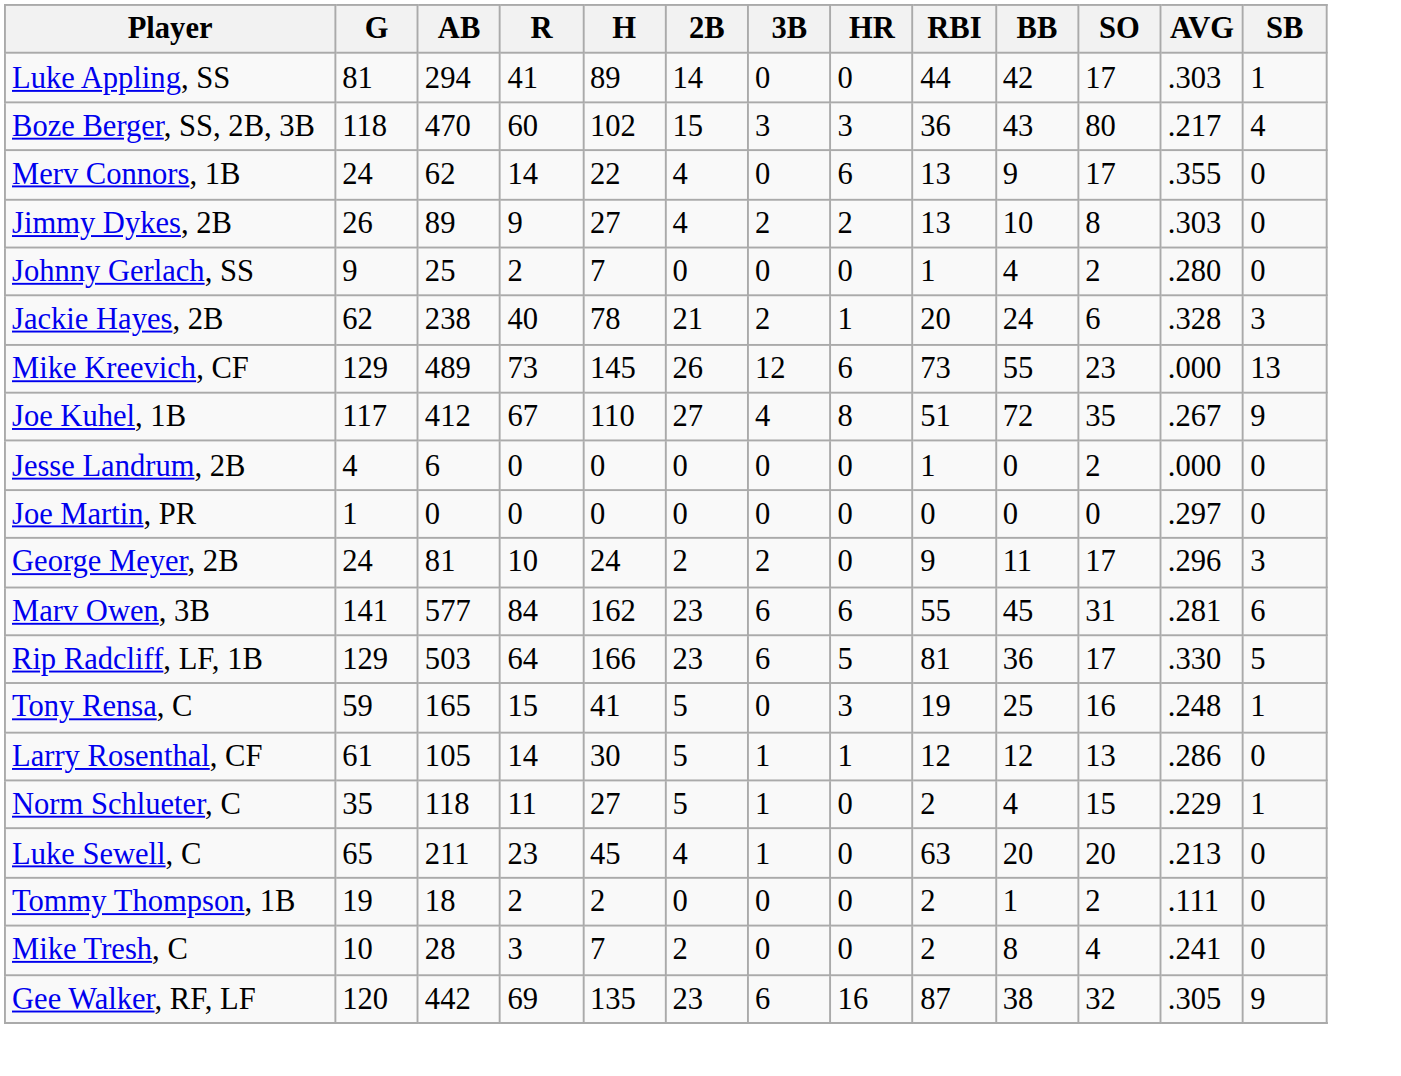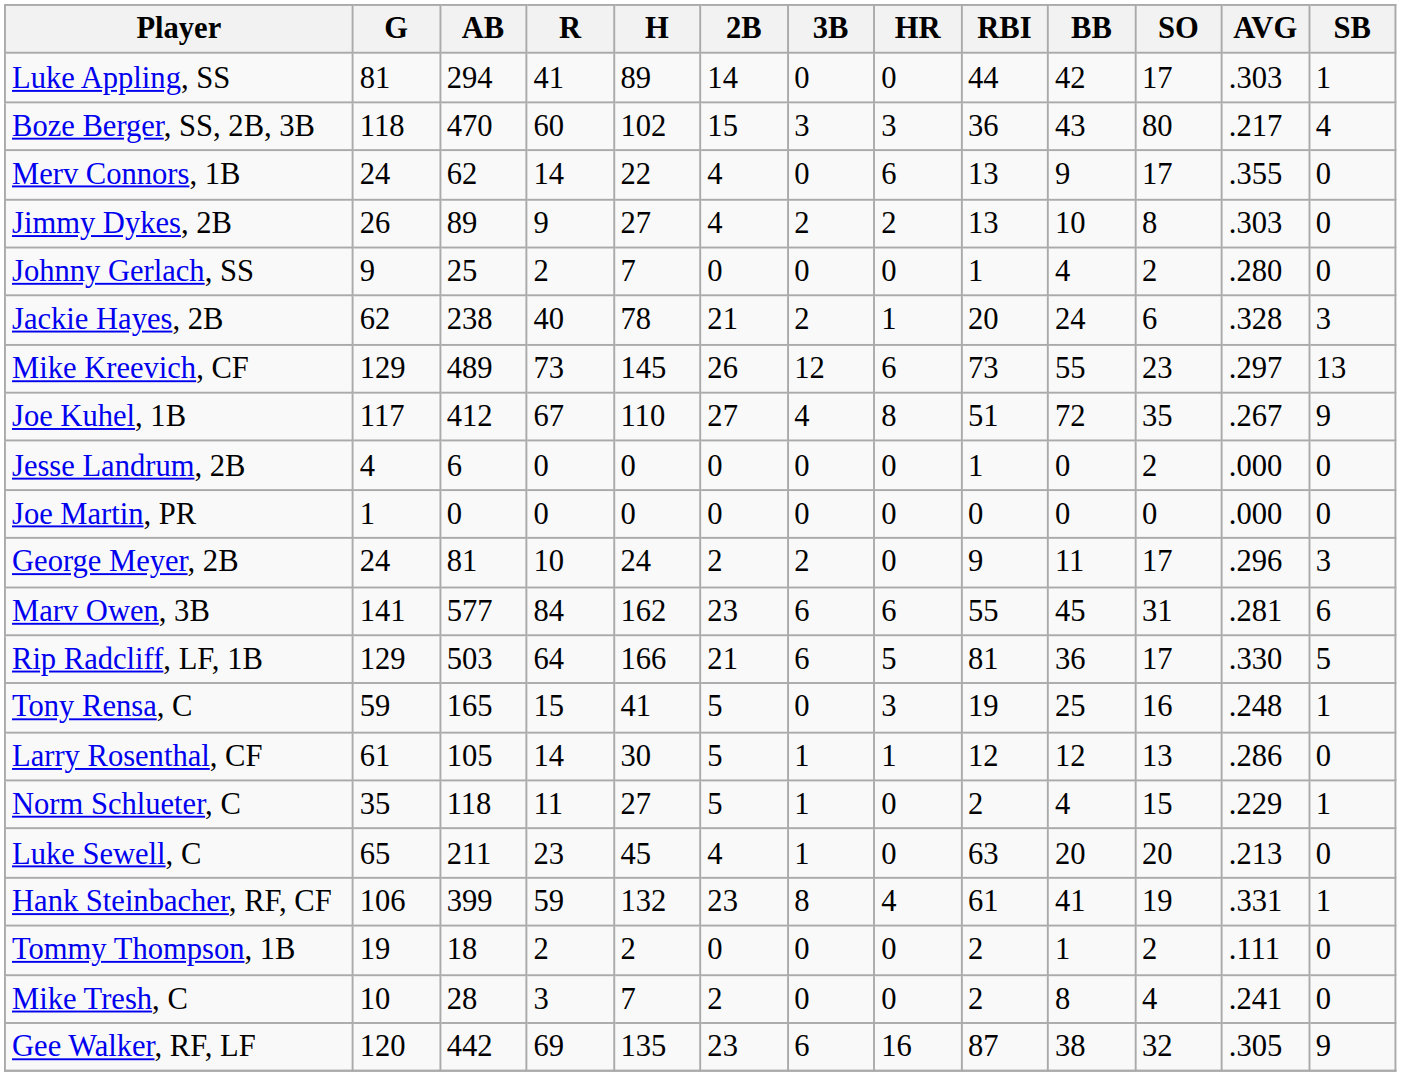(1195, 367) .000 -> (1256, 367) .297
(1195, 513) .297 -> (1256, 513) .000
(688, 658) 23 -> (723, 658) 21
+ row: (172, 901)
